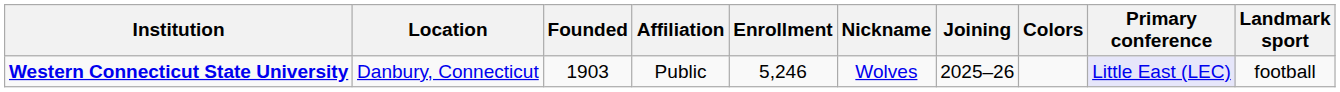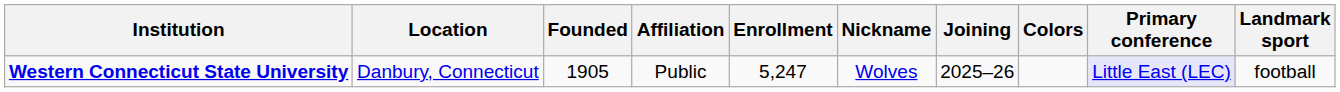(588, 71) 1903 -> (588, 71) 1905
(783, 71) 5,246 -> (783, 71) 5,247
